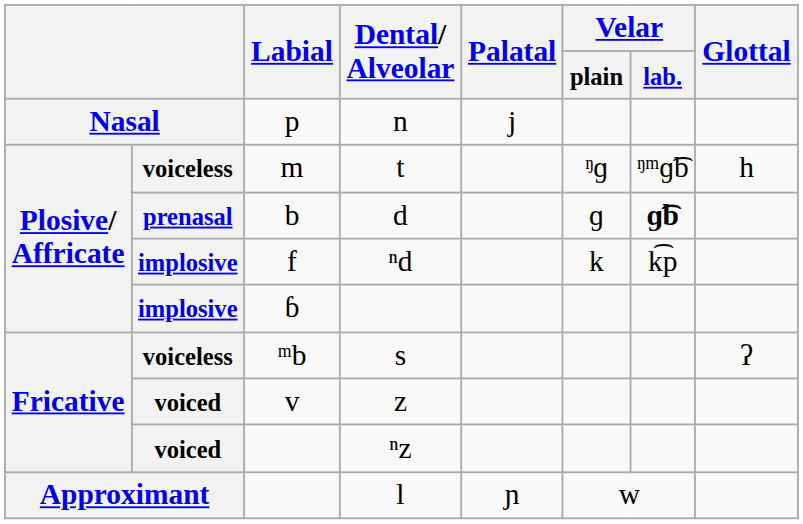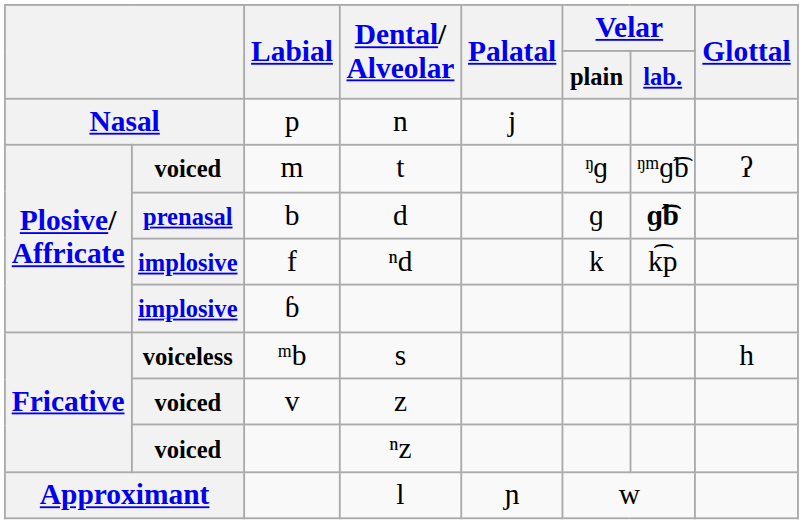(188, 169) voiceless -> (188, 169) voiced
(746, 167) h -> (746, 167) ʔ
(746, 354) ʔ -> (746, 354) h
